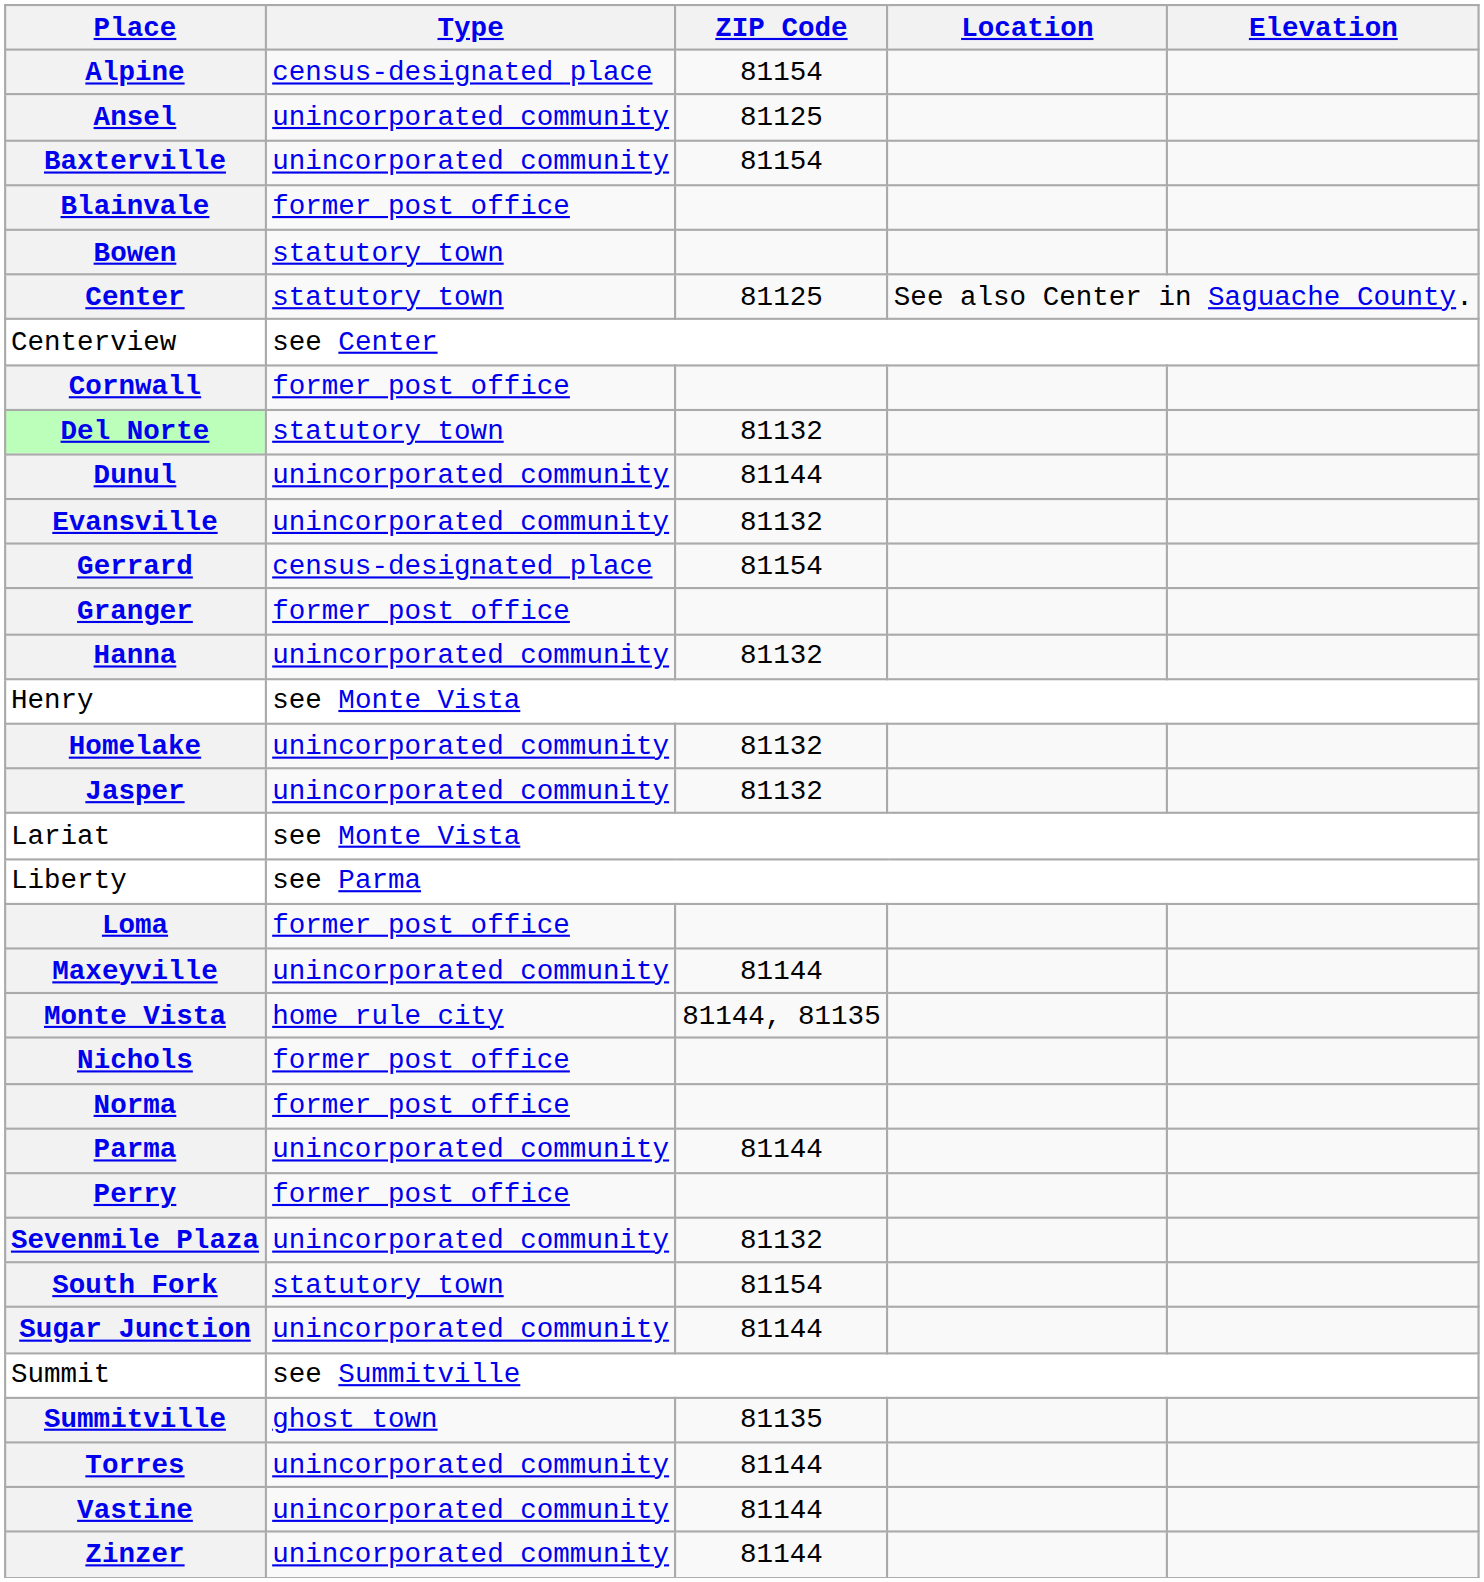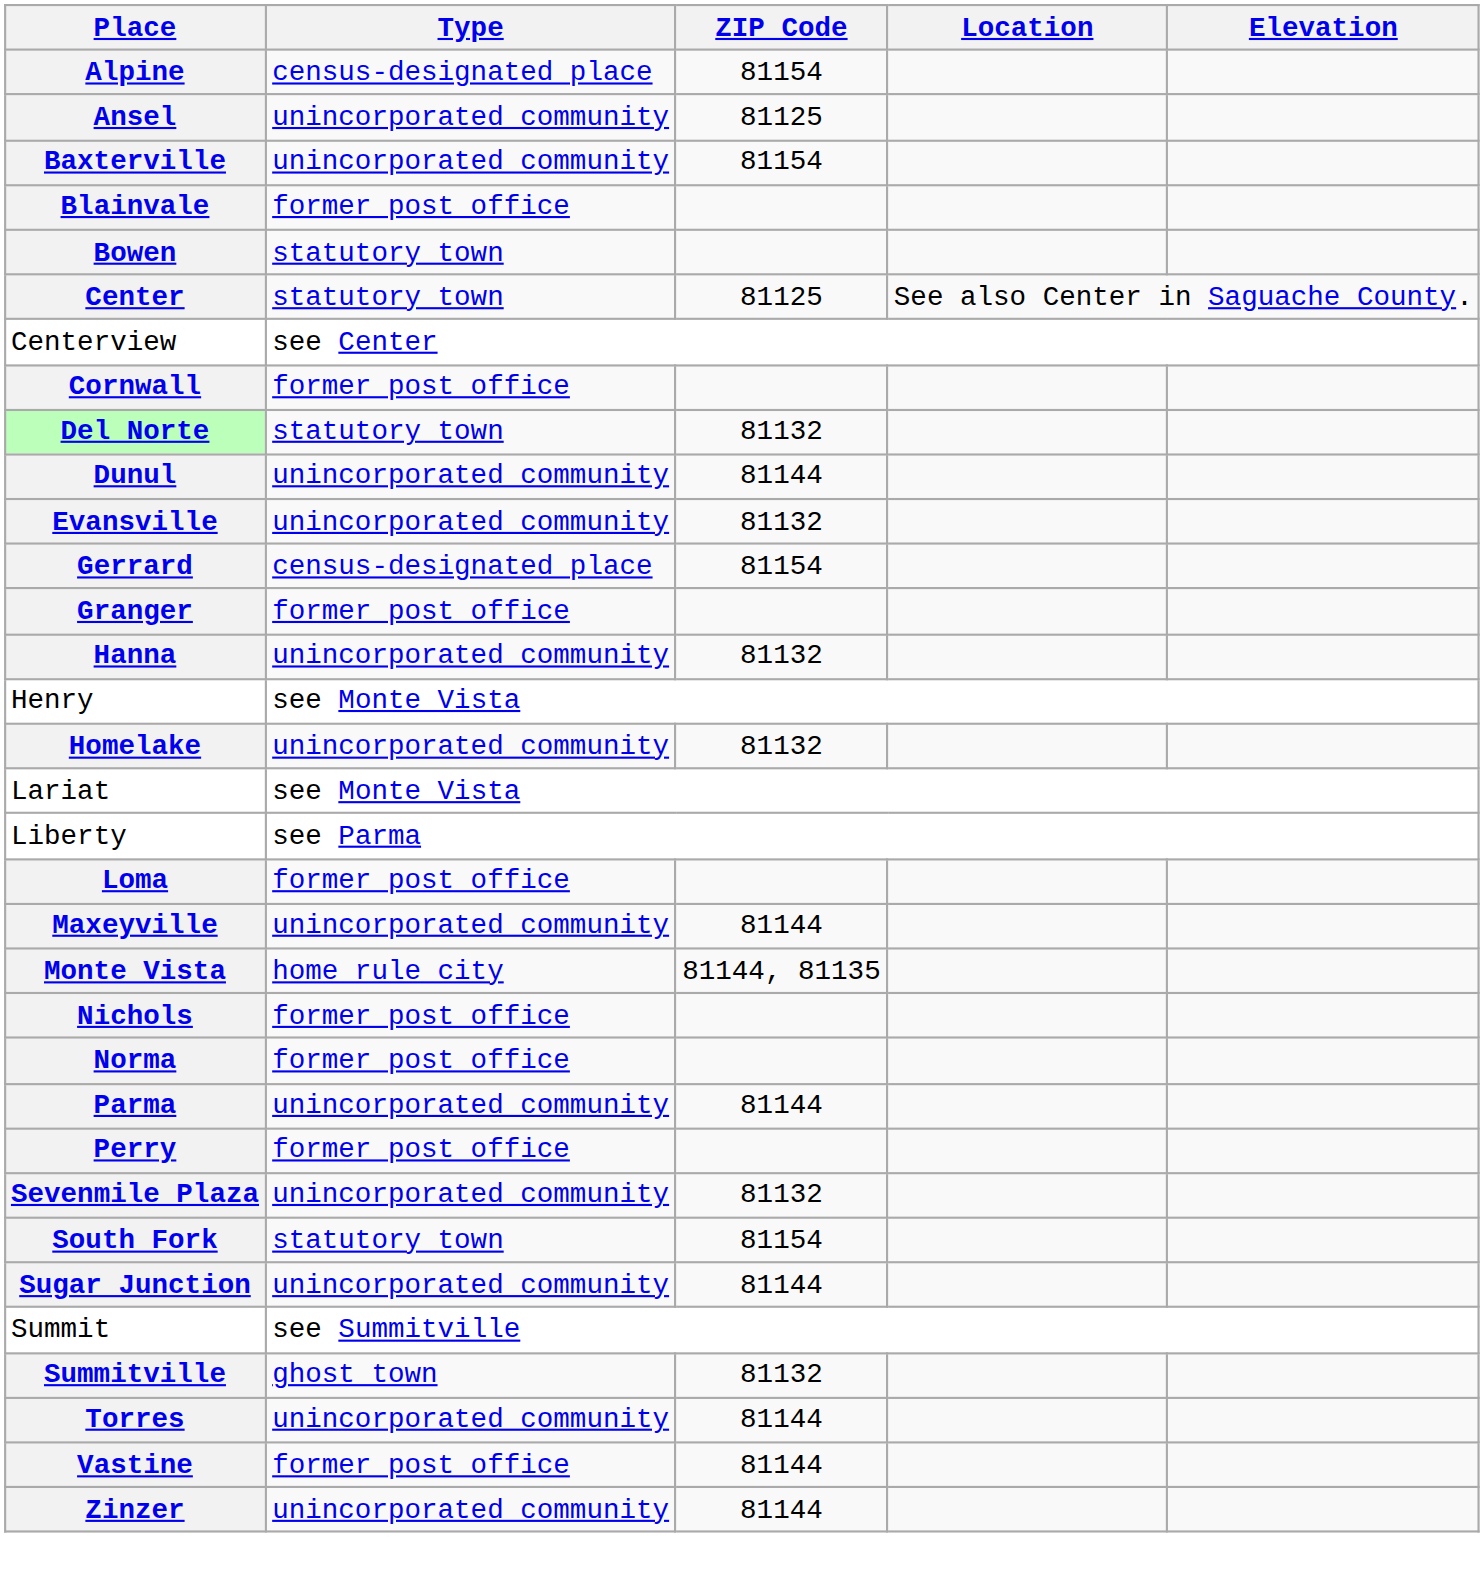- row: (135, 791)
(781, 1420) 81135 -> (781, 1375) 81132
(471, 1510) unincorporated community -> (421, 1465) former post office
